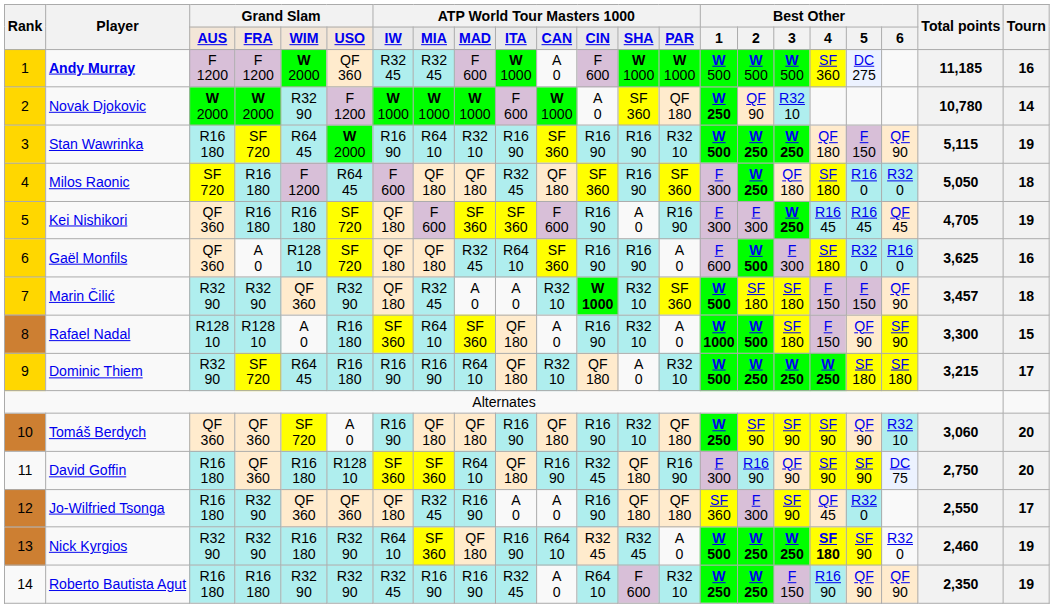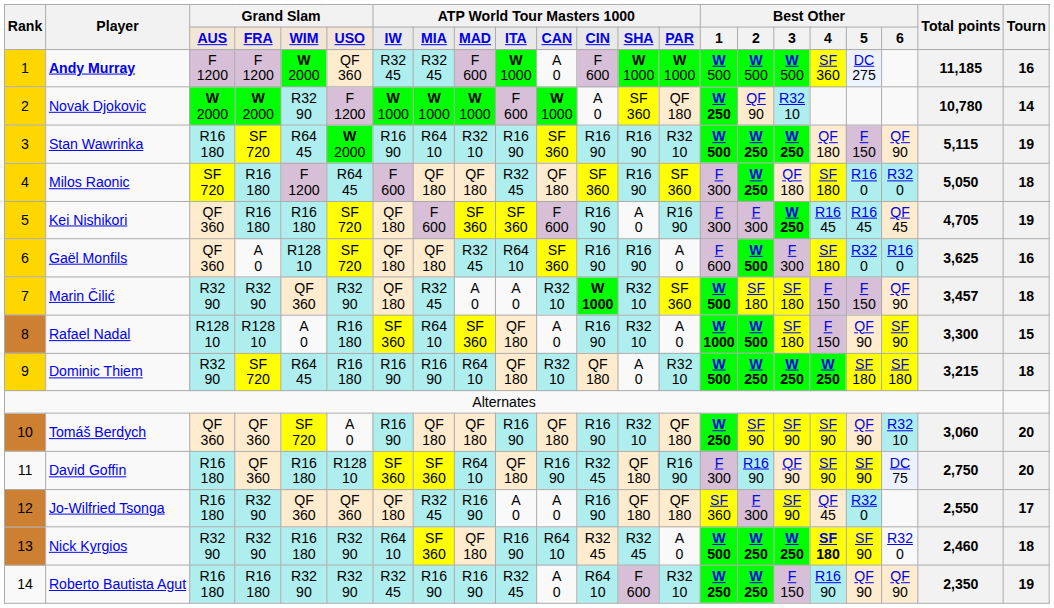(1026, 372) 17 -> (1026, 372) 18
(1026, 546) 19 -> (1026, 546) 18
